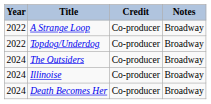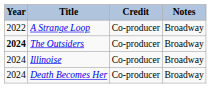- row: (65, 44)
(16, 59) normal -> (16, 44) bold
